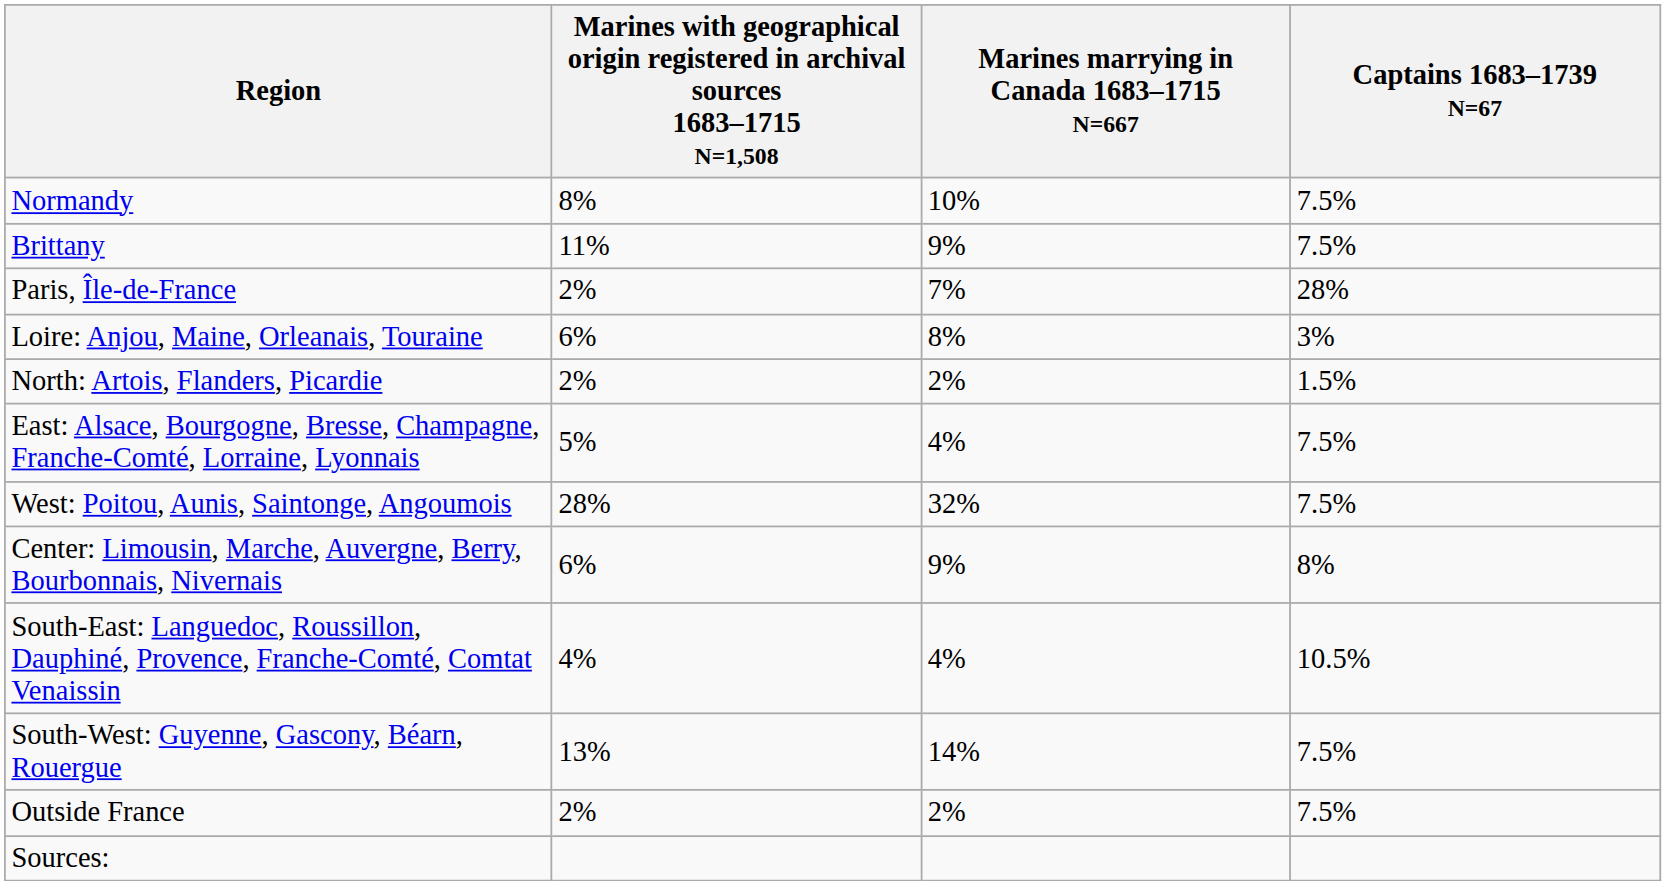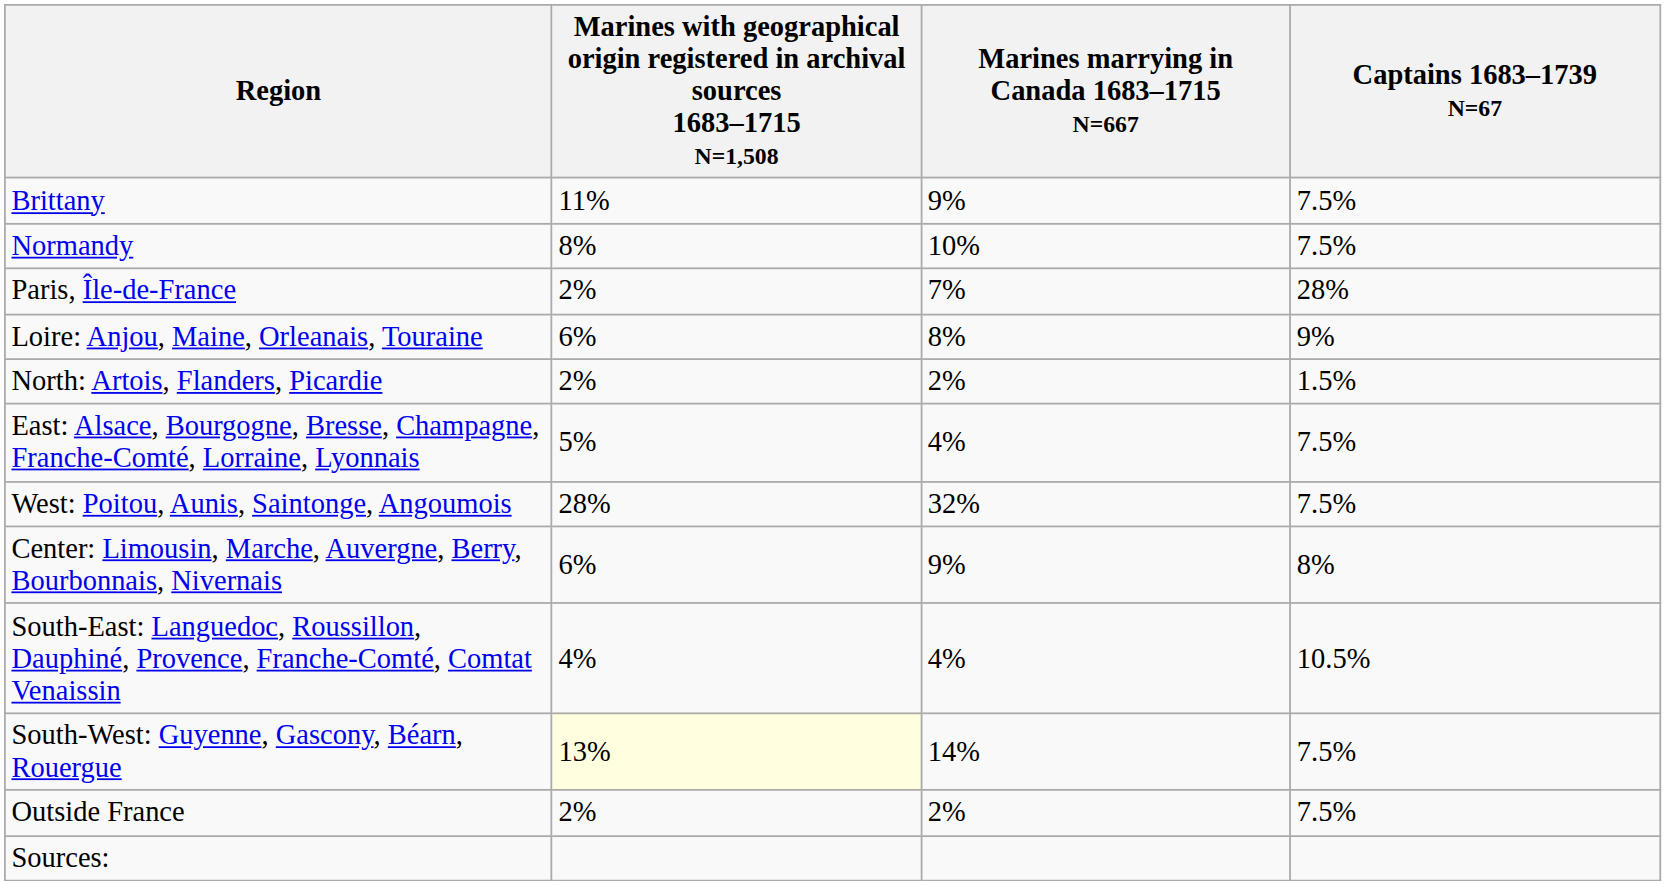rows swapped: (58, 245) <-> (72, 200)
(1316, 335) 3% -> (1316, 335) 9%
(585, 751) no background -> (585, 751) lightyellow background
